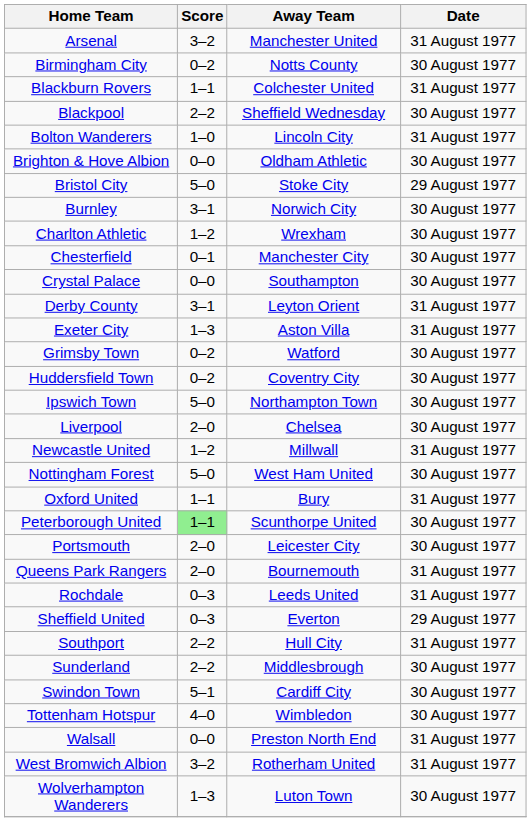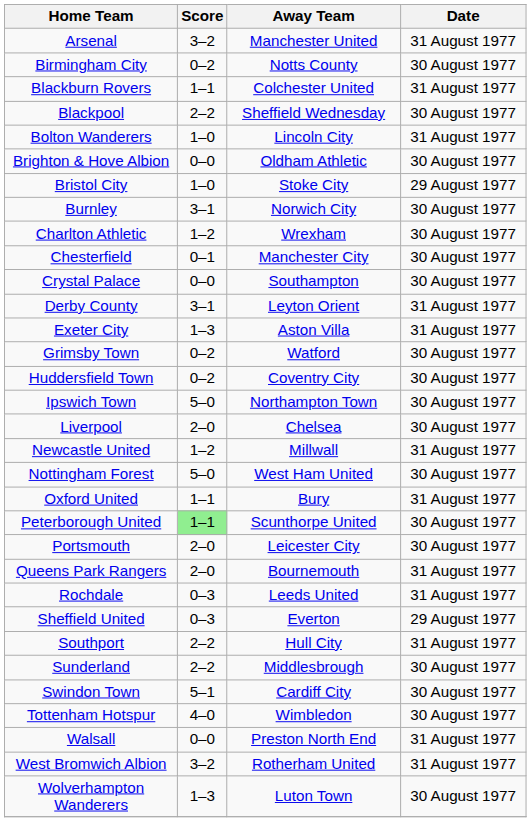(202, 185) 5–0 -> (202, 185) 1–0
